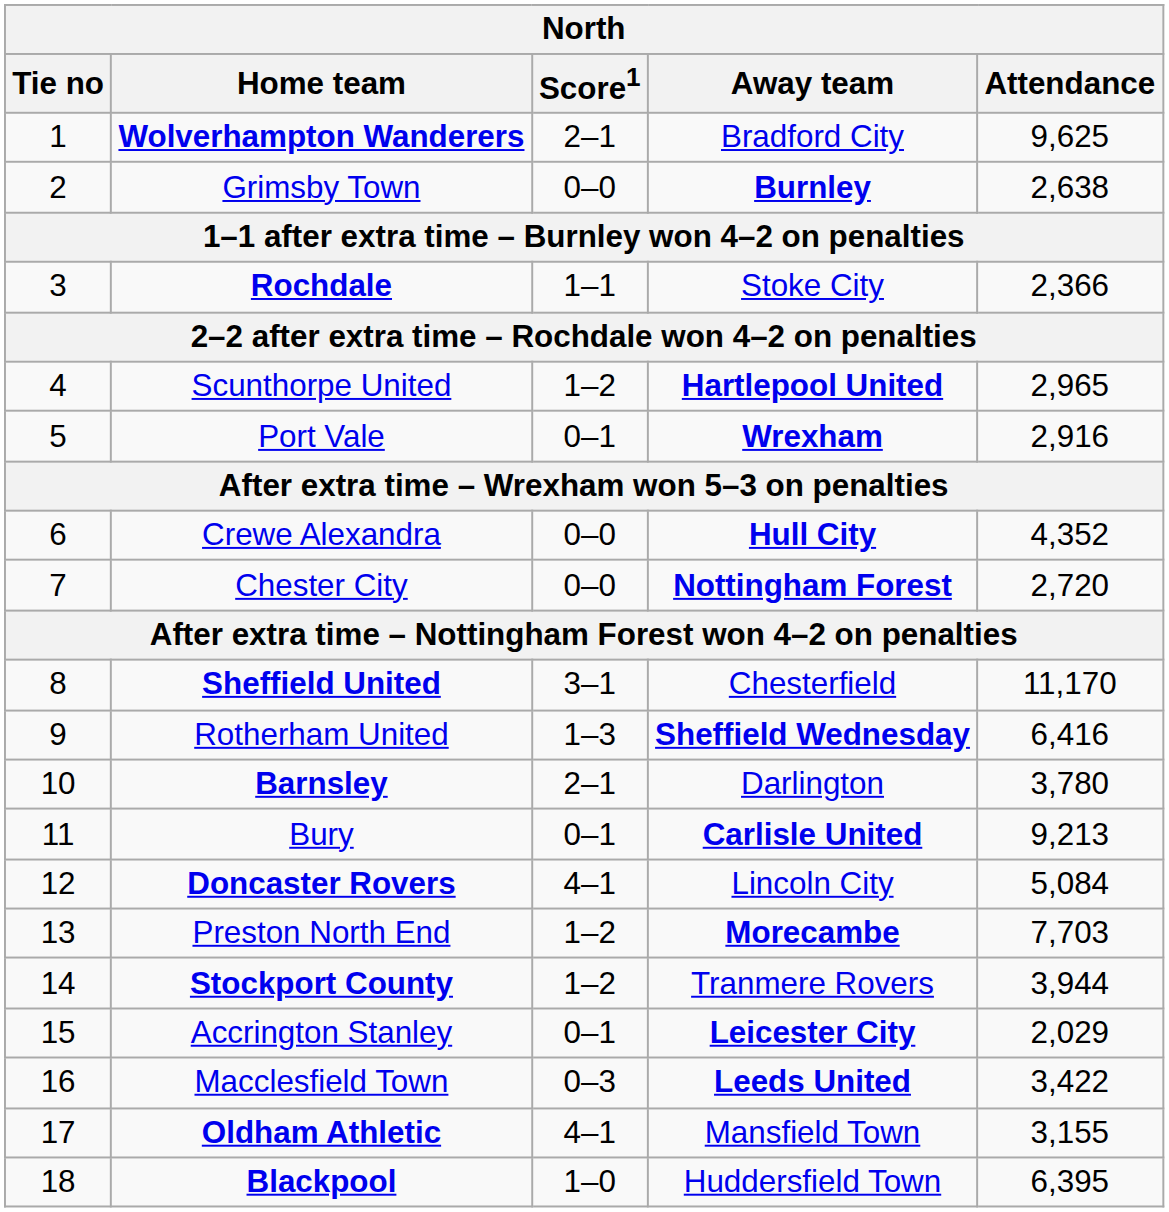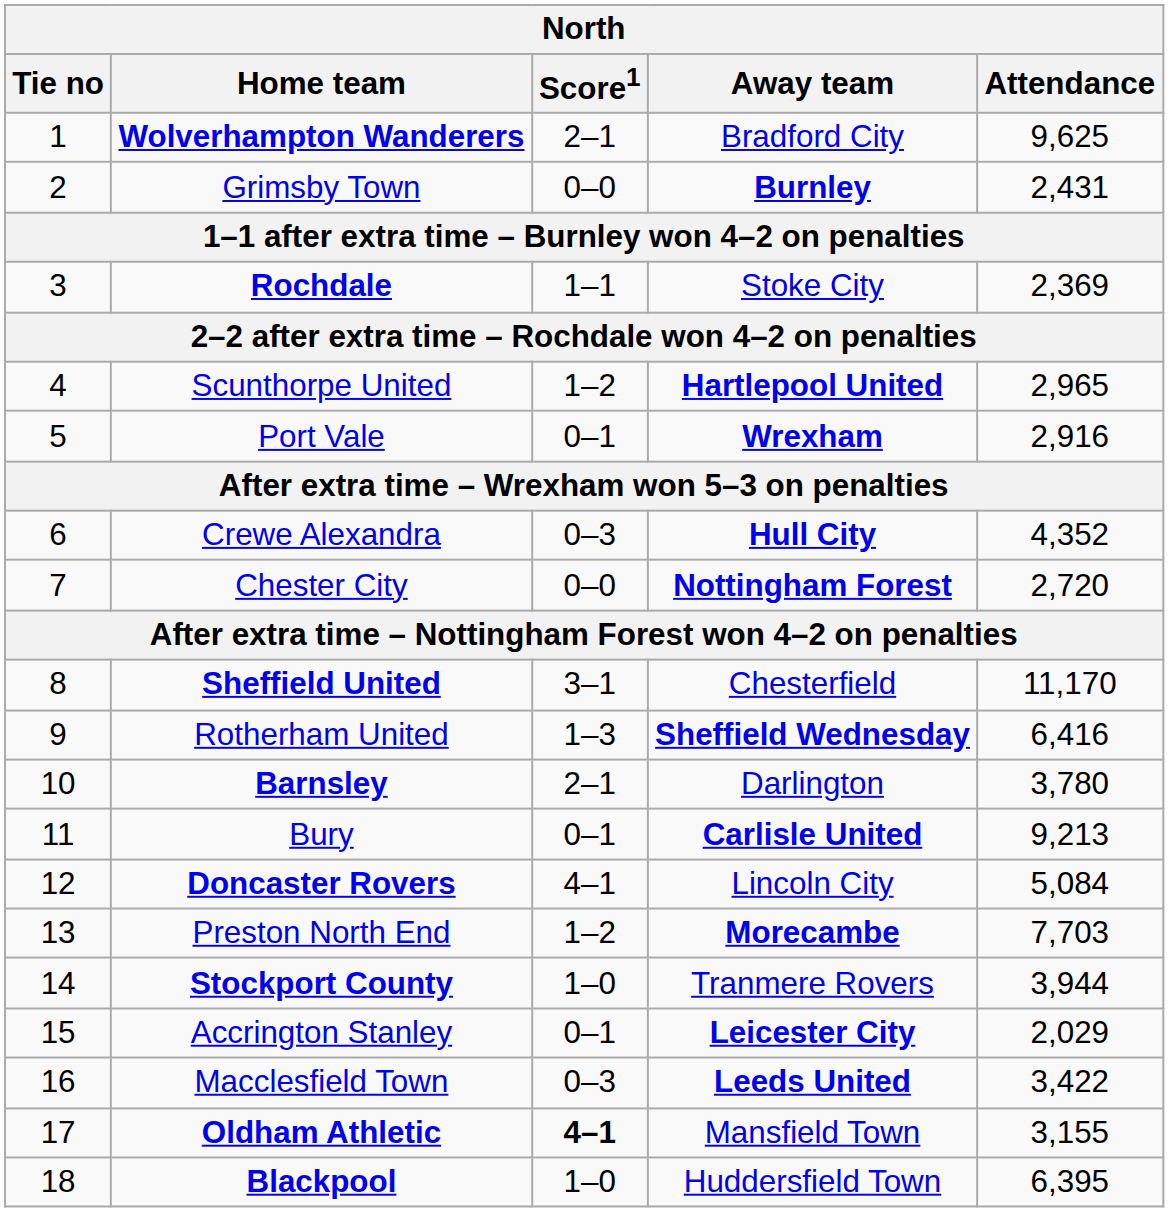(1070, 187) 2,638 -> (1070, 187) 2,431
(1070, 286) 2,366 -> (1070, 286) 2,369
(590, 535) 0–0 -> (590, 535) 0–3
(590, 982) 1–2 -> (590, 982) 1–0
(590, 1132) normal -> (590, 1132) bold
